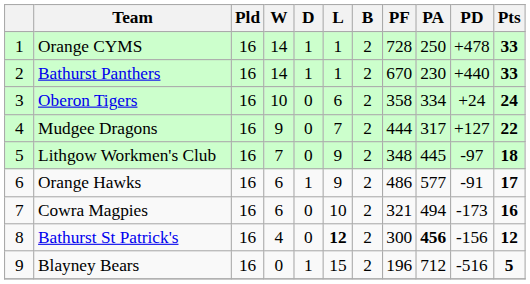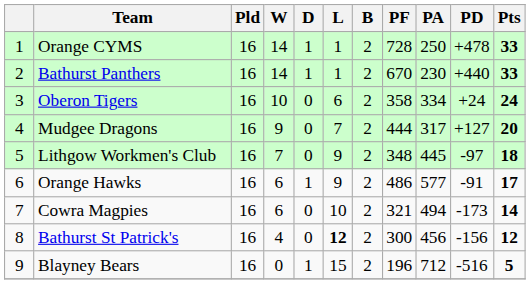(509, 127) 22 -> (509, 127) 20
(509, 210) 16 -> (509, 210) 14
(433, 237) bold -> (433, 237) normal
